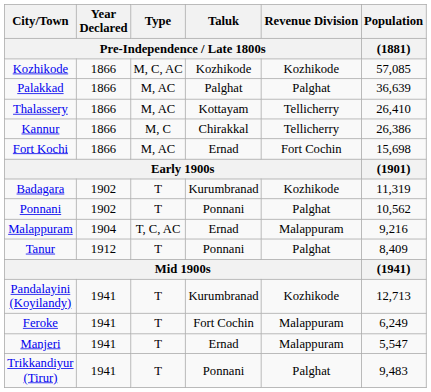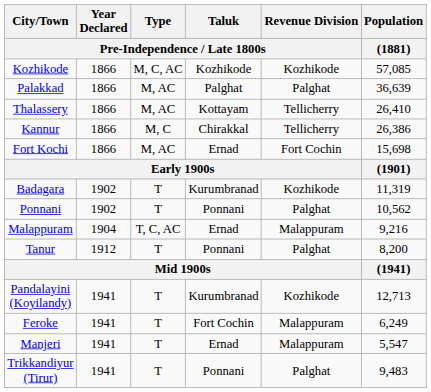(394, 249) 8,409 -> (394, 249) 8,200
